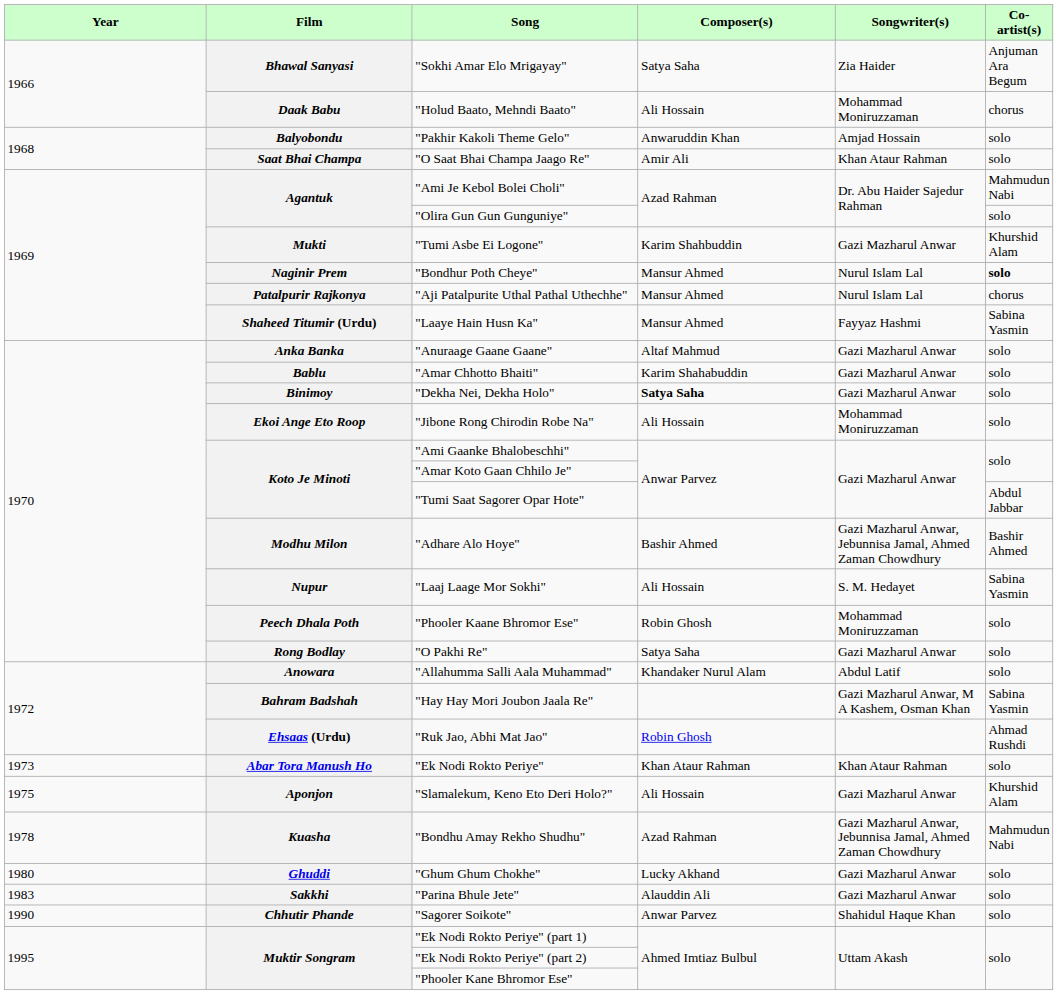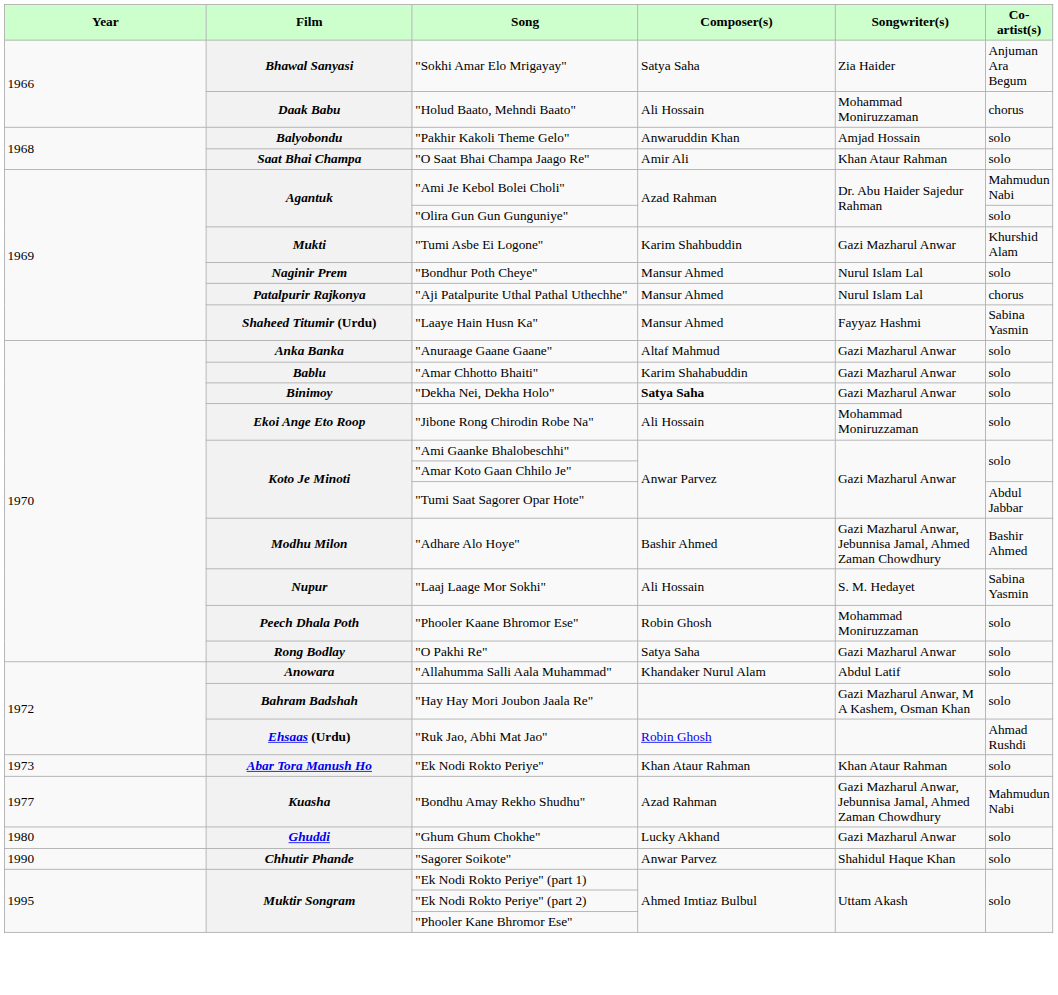(999, 273) bold -> (999, 273) normal
(1008, 701) Sabina Yasmin -> (999, 701) solo
- row: (514, 794)
(21, 837) 1978 -> (21, 801) 1977
- row: (467, 894)
